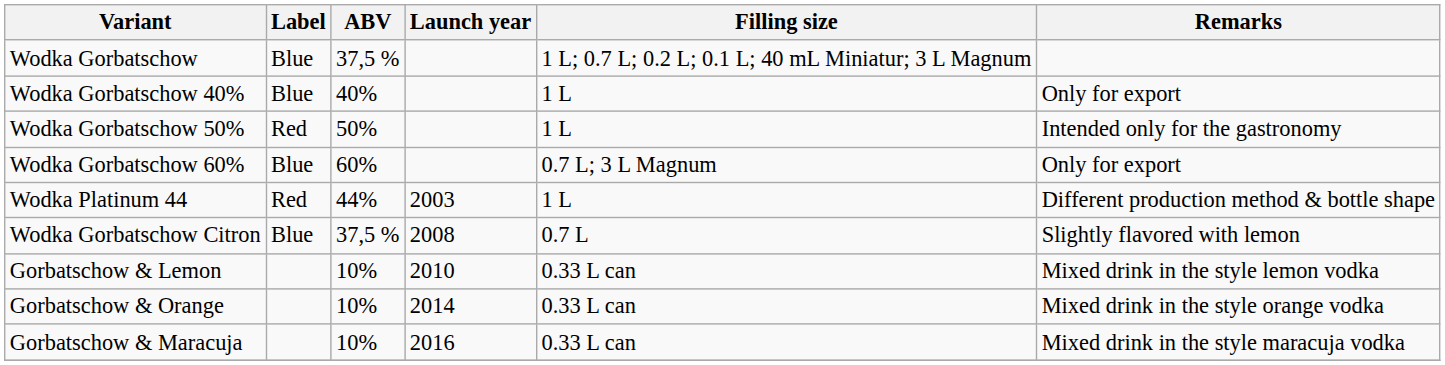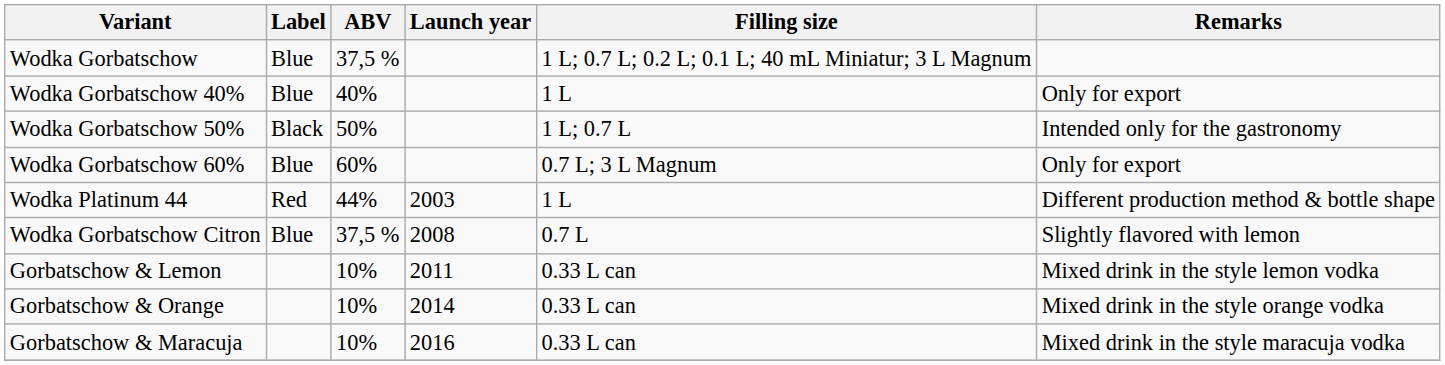(289, 128) Red -> (297, 128) Black
(557, 128) 1 L -> (586, 128) 1 L; 0.7 L
(432, 270) 2010 -> (432, 270) 2011
